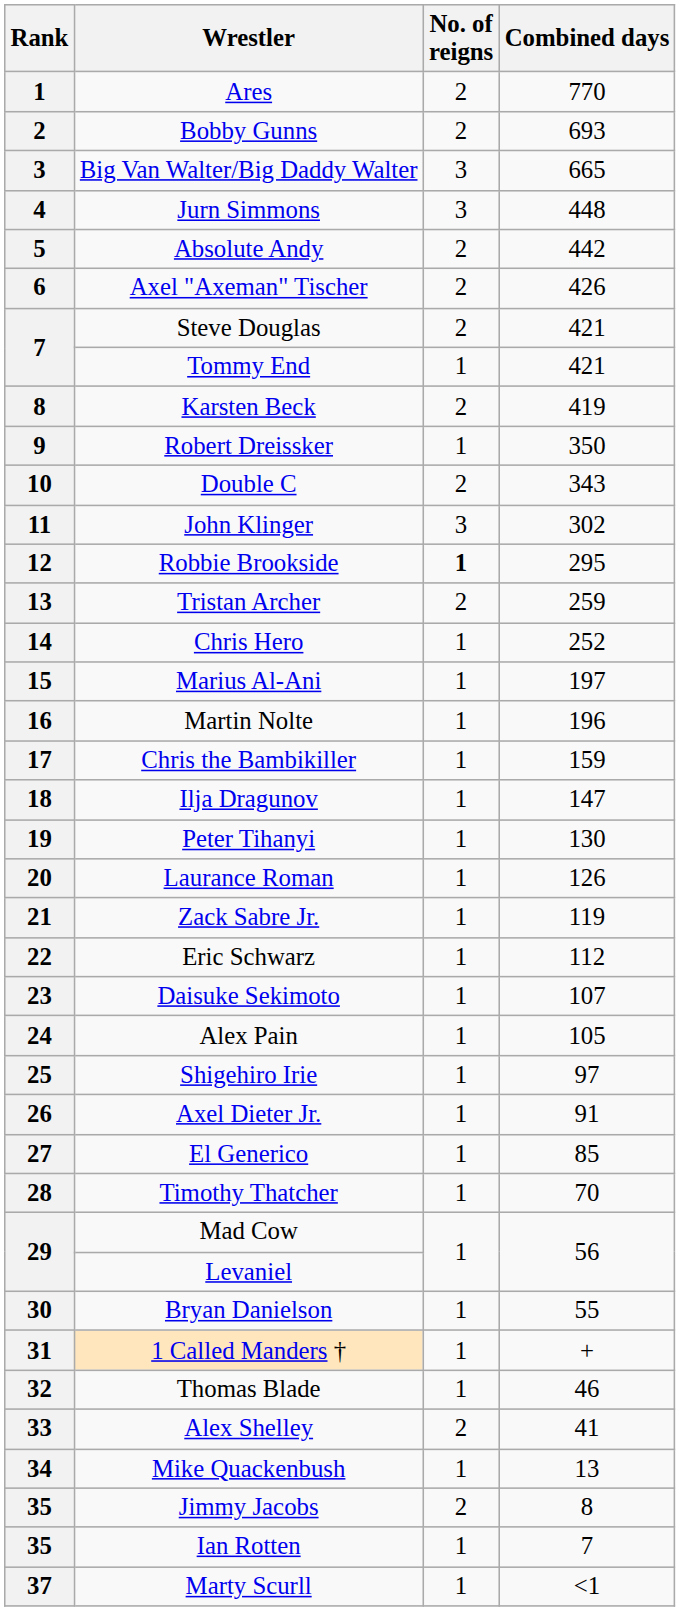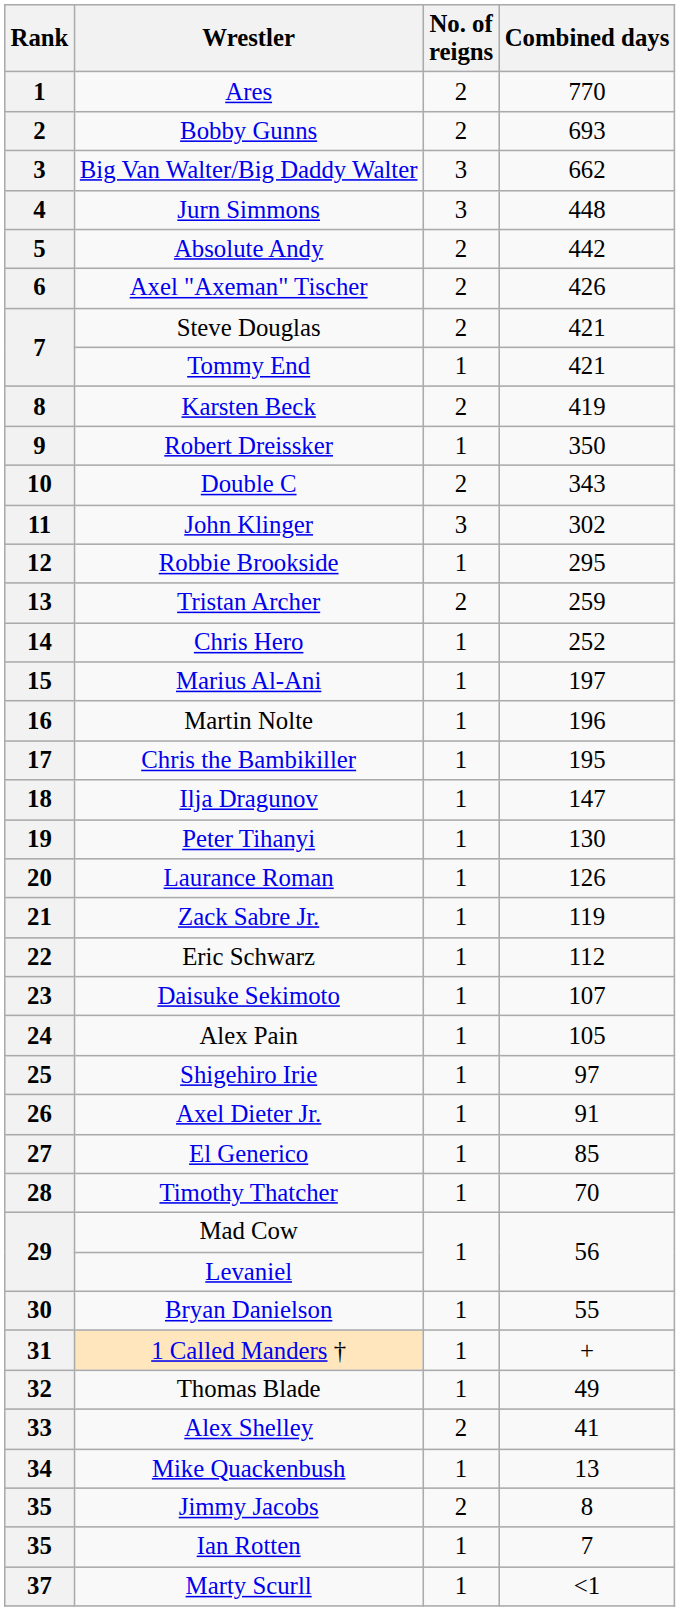(587, 170) 665 -> (587, 170) 662
(461, 563) bold -> (461, 563) normal
(587, 760) 159 -> (587, 760) 195
(587, 1389) 46 -> (587, 1389) 49
